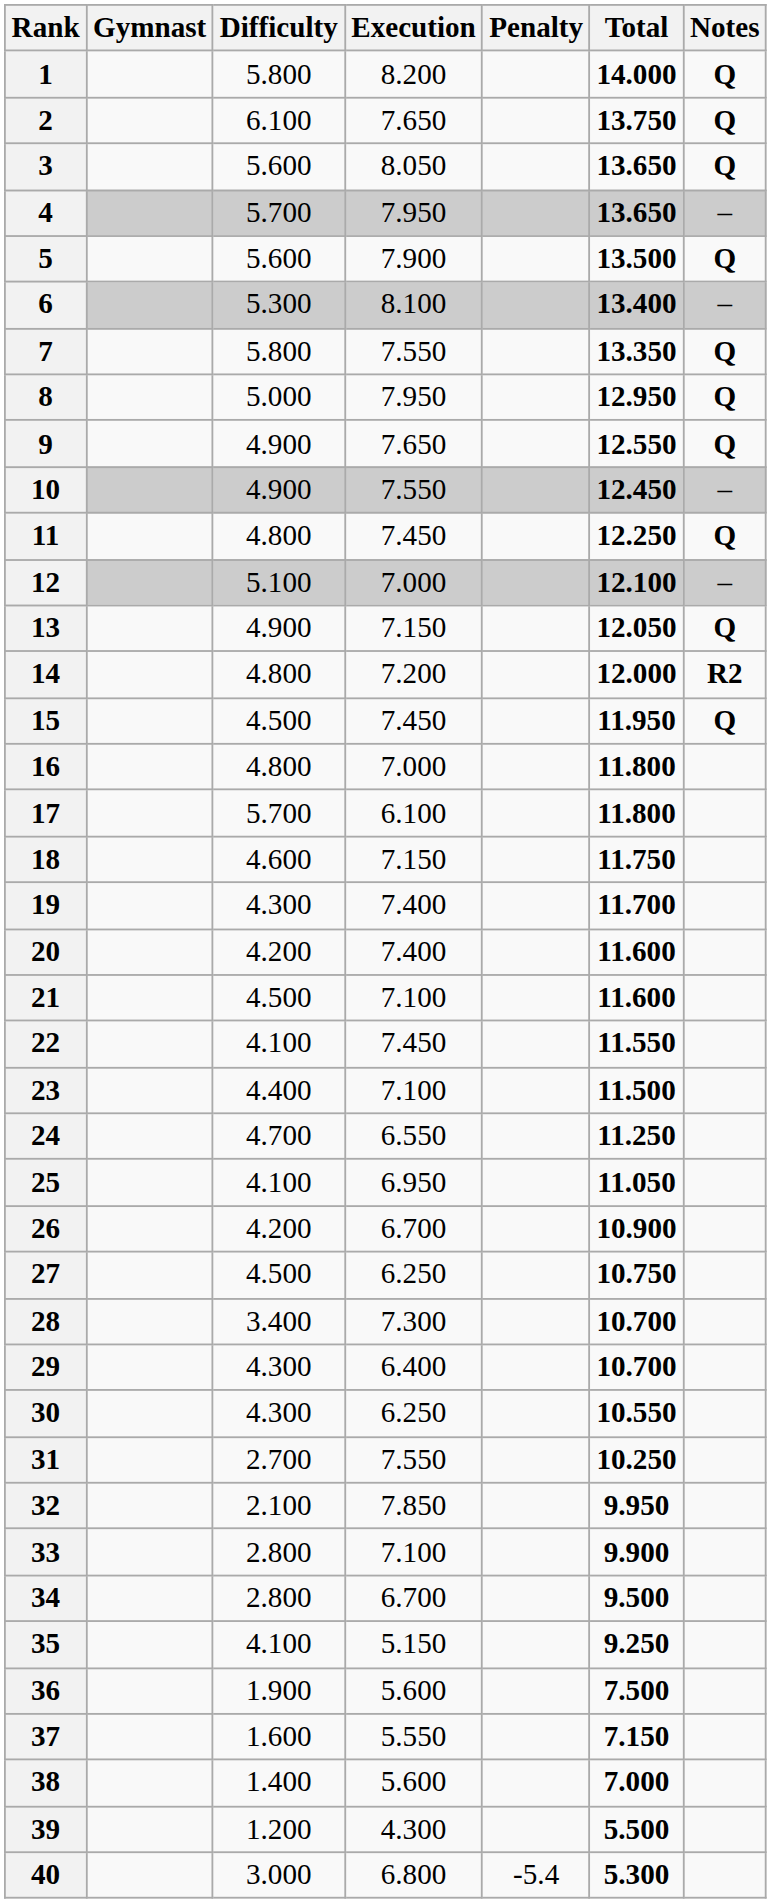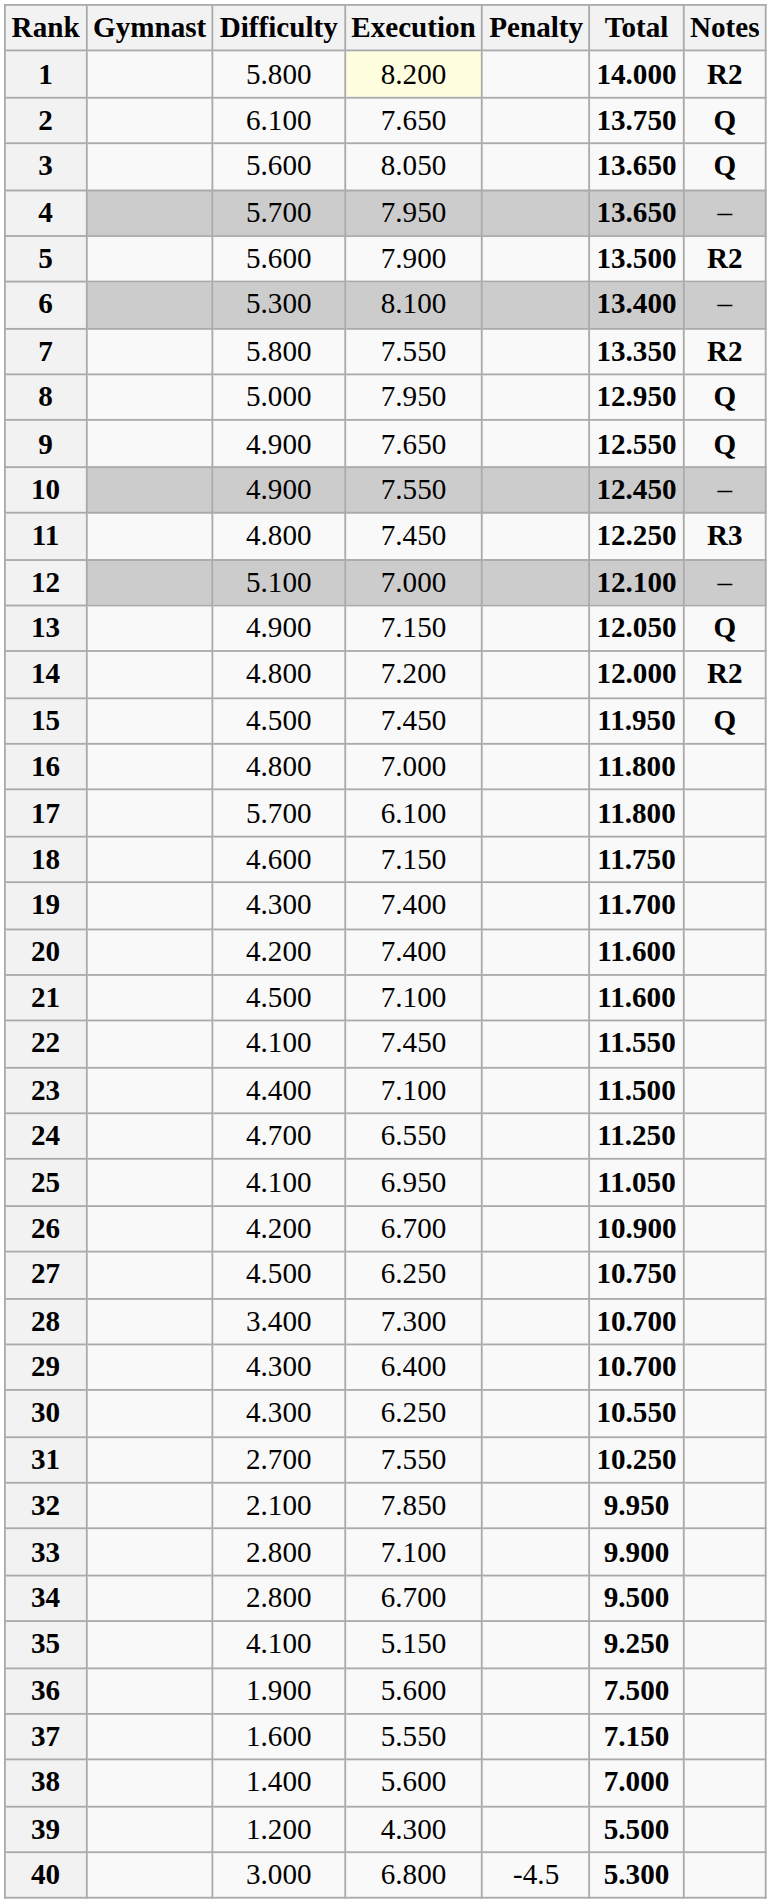(414, 73) no background -> (414, 73) lightyellow background
(725, 73) Q -> (725, 73) R2
(725, 258) Q -> (725, 258) R2
(725, 350) Q -> (725, 350) R2
(725, 535) Q -> (725, 535) R3
(536, 1874) -5.4 -> (536, 1874) -4.5
